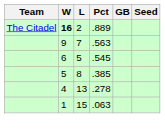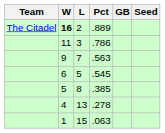+ row: (79, 43)
